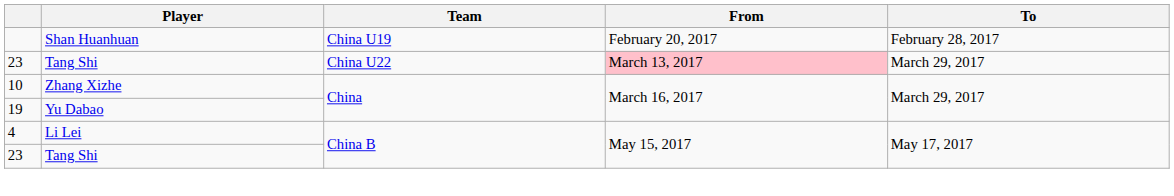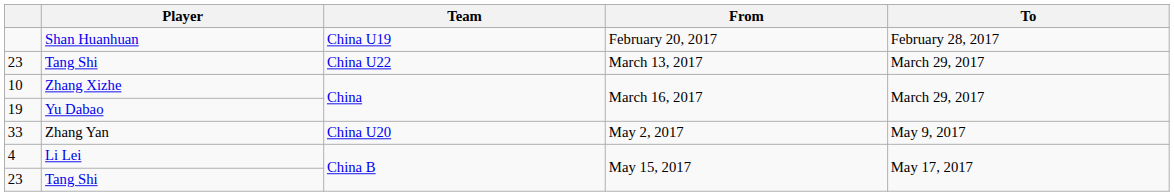(656, 62) pink background -> (656, 62) no background
+ row: (15, 132)
